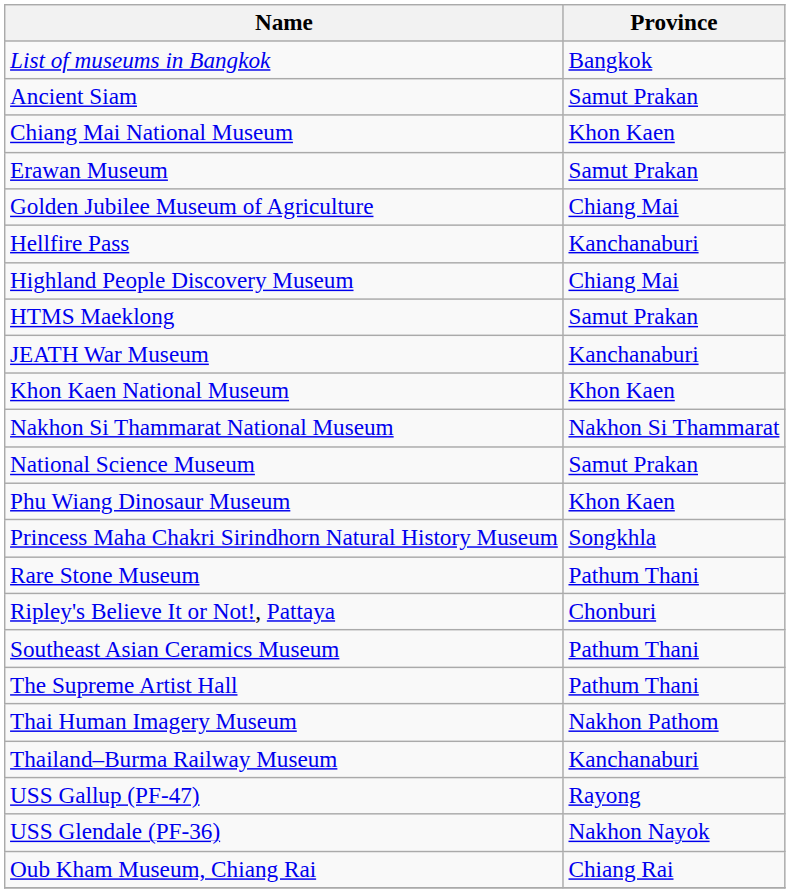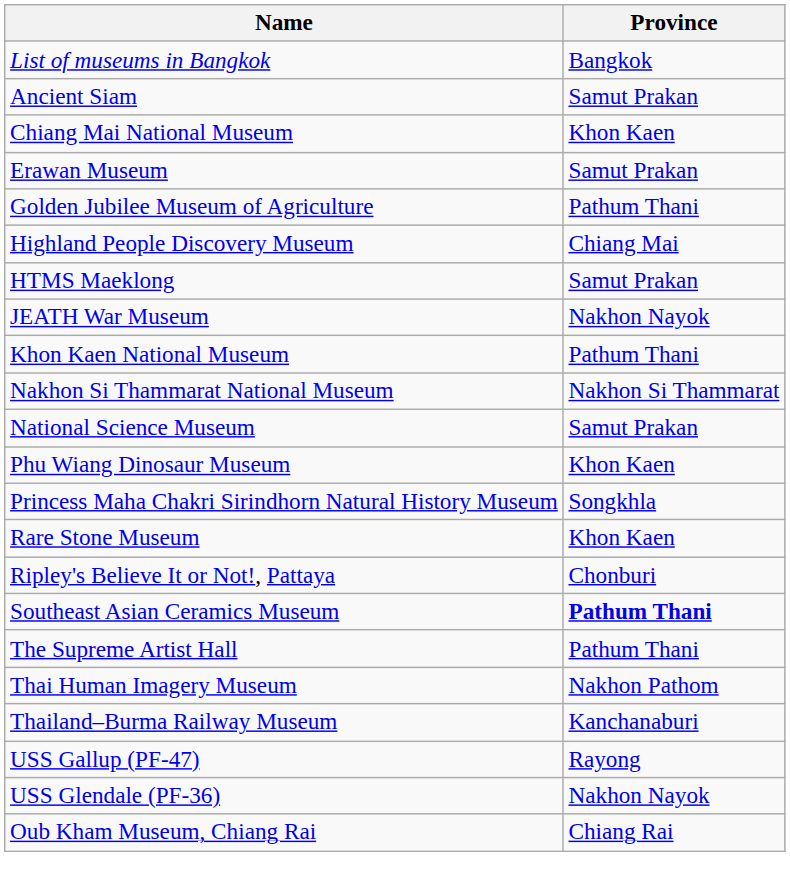(624, 206) Chiang Mai -> (634, 206) Pathum Thani
- row: (70, 243)
(634, 354) Kanchanaburi -> (639, 317) Nakhon Nayok
(622, 390) Khon Kaen -> (634, 354) Pathum Thani
(634, 574) Pathum Thani -> (622, 538) Khon Kaen
(634, 648) normal -> (640, 611) bold
